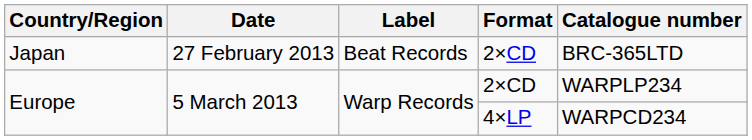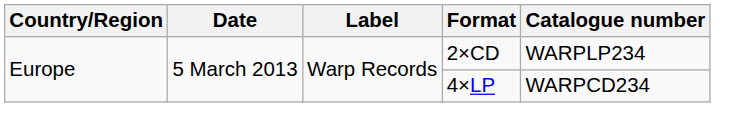- row: (37, 53)
